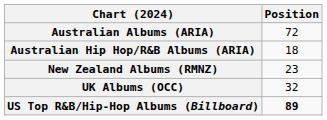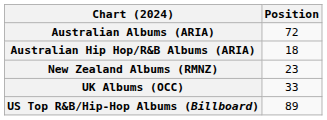(292, 87) 32 -> (292, 87) 33
(292, 106) bold -> (292, 106) normal
